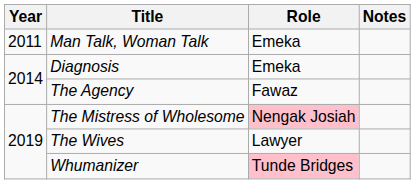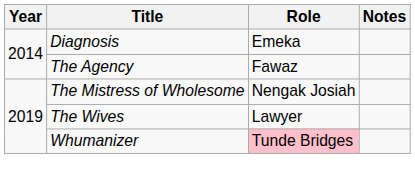- row: (129, 41)
(304, 116) pink background -> (304, 91) no background
